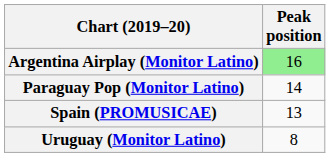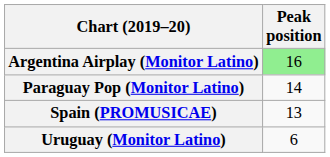(294, 139) 8 -> (294, 139) 6
